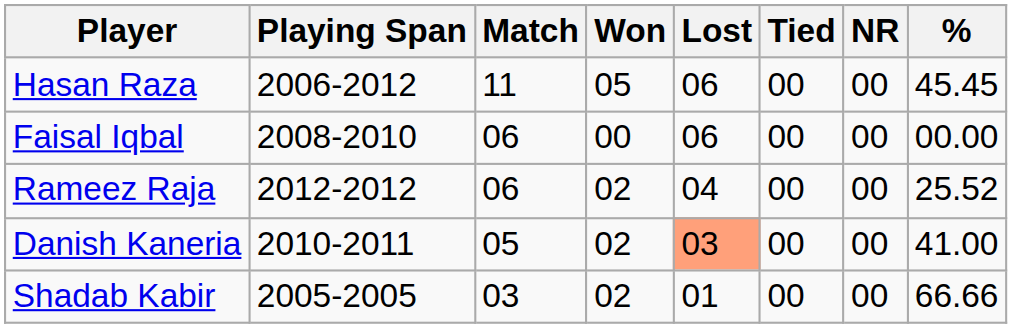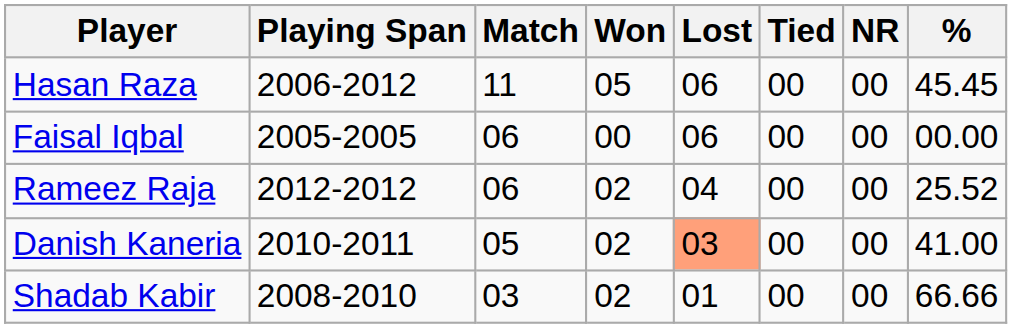(337, 137) 2008-2010 -> (337, 137) 2005-2005
(337, 296) 2005-2005 -> (337, 296) 2008-2010
